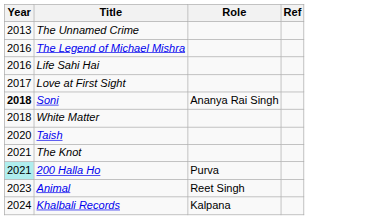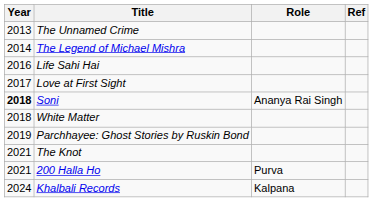(19, 48) 2016 -> (19, 48) 2014
+ row: (143, 135)
- row: (50, 135)
(19, 170) paleturquoise background -> (19, 170) no background
- row: (53, 188)
